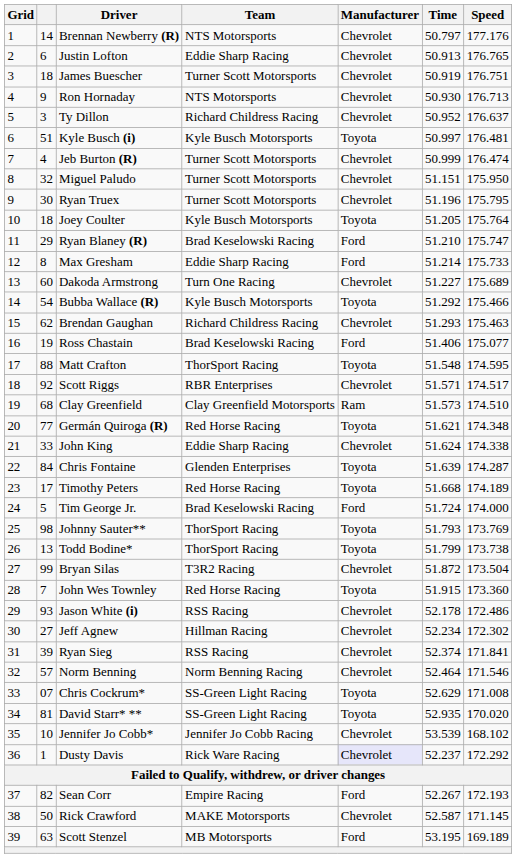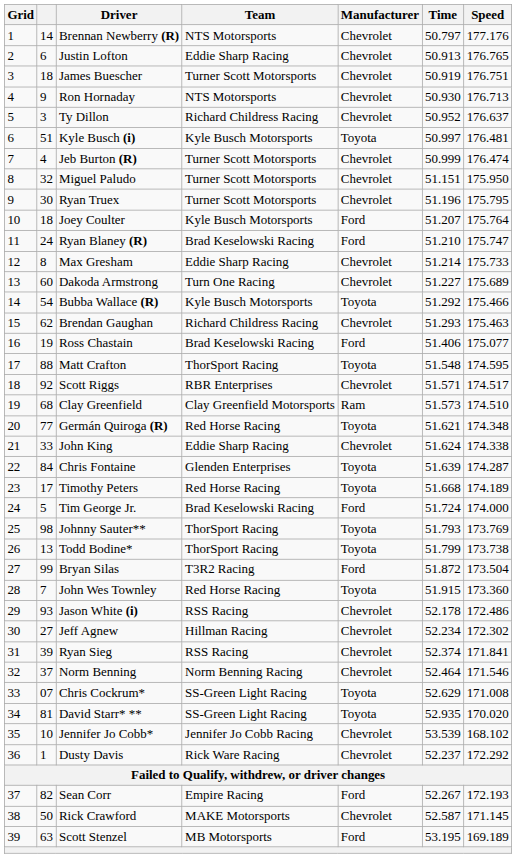(359, 220) Toyota -> (353, 220) Ford
(443, 220) 51.205 -> (443, 220) 51.207
(46, 240) 29 -> (46, 240) 24
(353, 261) Ford -> (366, 261) Chevrolet
(366, 569) Chevrolet -> (353, 569) Ford
(46, 672) 57 -> (46, 672) 37
(366, 754) lavender background -> (366, 754) no background
